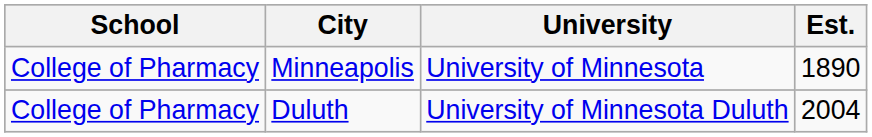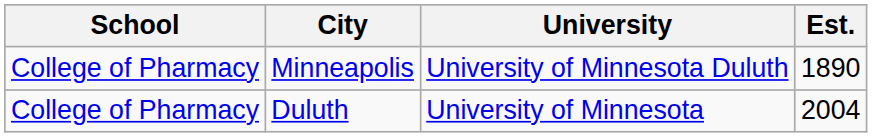(565, 68) University of Minnesota -> (607, 68) University of Minnesota Duluth
(607, 110) University of Minnesota Duluth -> (565, 110) University of Minnesota
